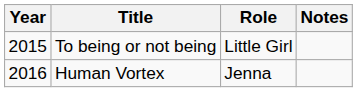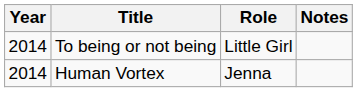(28, 45) 2015 -> (28, 45) 2014
(28, 73) 2016 -> (28, 73) 2014
